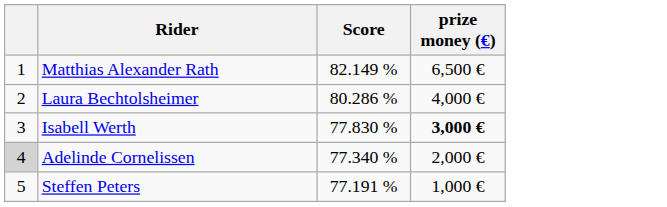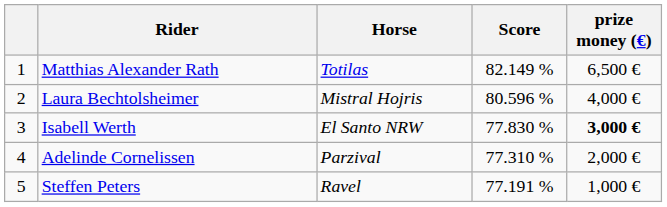+ column: (394, 29)
(364, 98) 80.286 % -> (520, 98) 80.596 %
(21, 157) lightgrey background -> (21, 157) no background
(364, 157) 77.340 % -> (520, 157) 77.310 %
